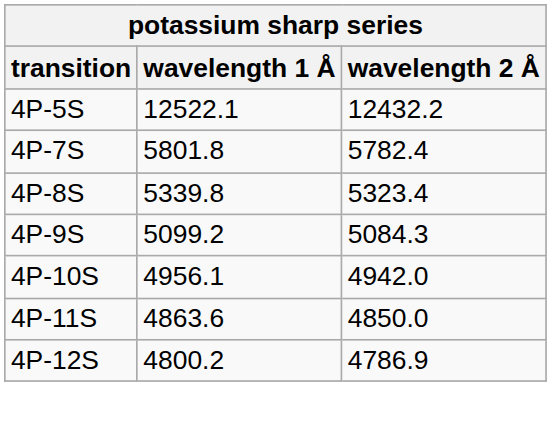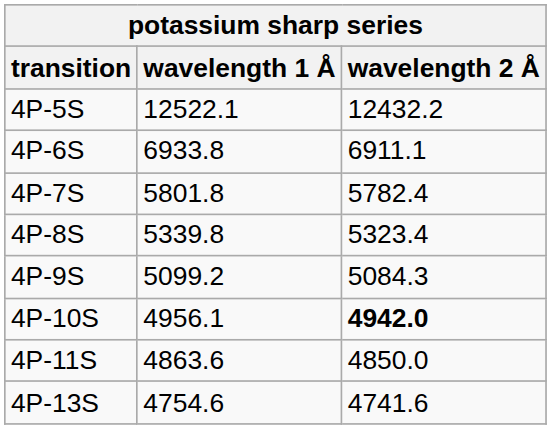+ row: (48, 151)
(388, 276) normal -> (388, 318) bold
- row: (55, 360)
+ row: (55, 402)
